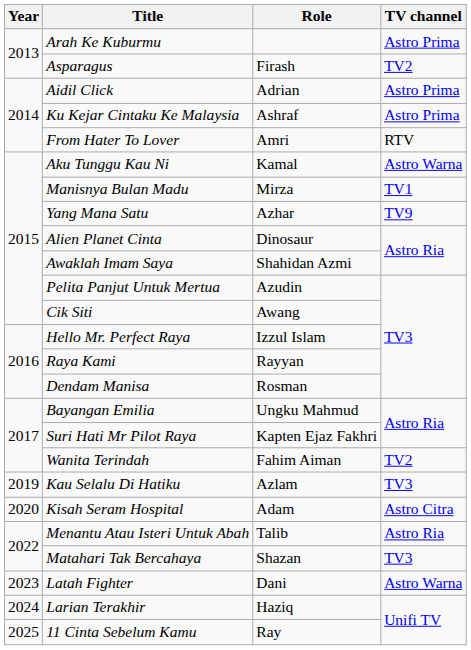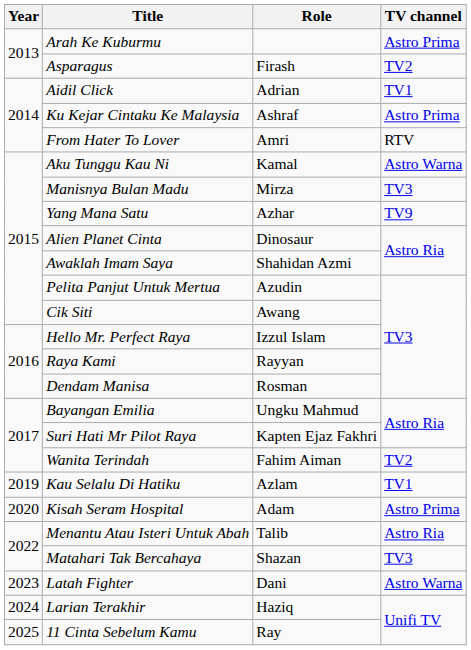(422, 90) Astro Prima -> (398, 90) TV1
(398, 189) TV1 -> (398, 189) TV3
(398, 484) TV3 -> (398, 484) TV1
(419, 509) Astro Citra -> (422, 509) Astro Prima
